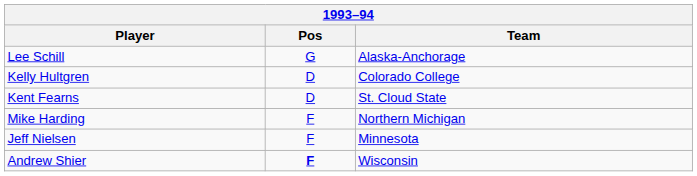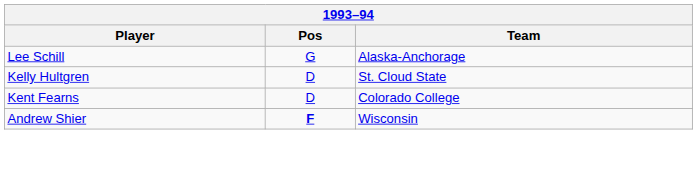(409, 77) Colorado College -> (402, 77) St. Cloud State
(402, 98) St. Cloud State -> (409, 98) Colorado College
- row: (46, 118)
- row: (42, 139)
